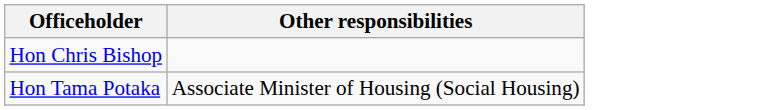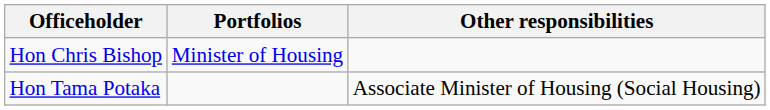+ column: (257, 21)
